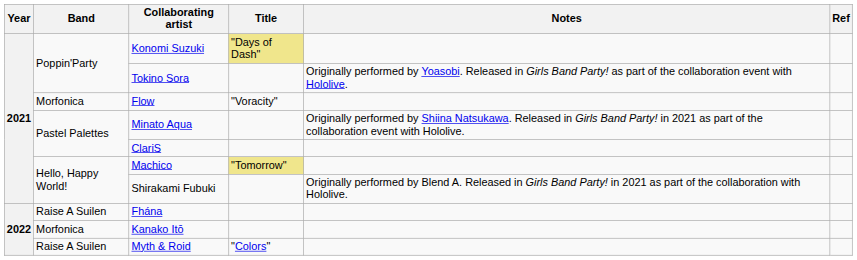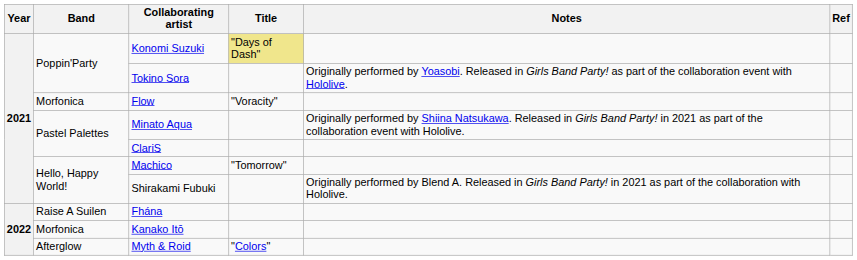(259, 165) khaki background -> (259, 165) no background
(71, 246) Raise A Suilen -> (59, 246) Afterglow
